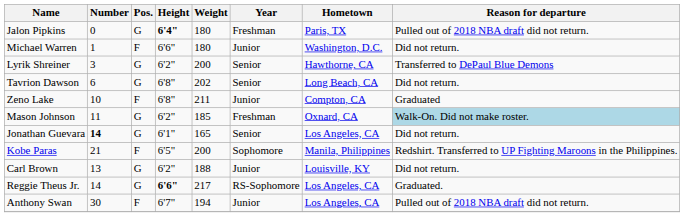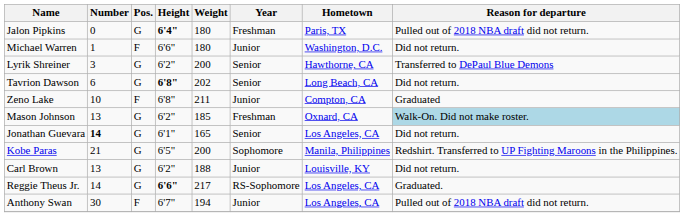(167, 82) normal -> (168, 82) bold
(95, 116) 11 -> (96, 116) 13
(137, 151) F -> (138, 151) G
